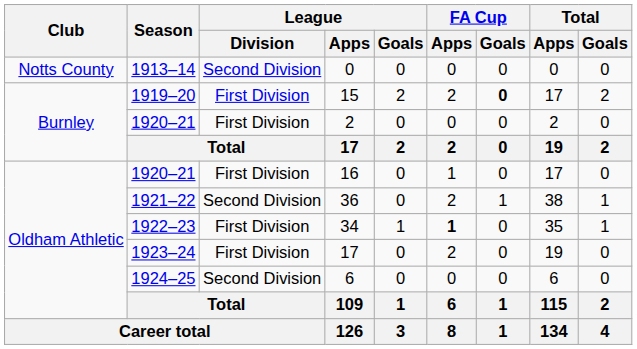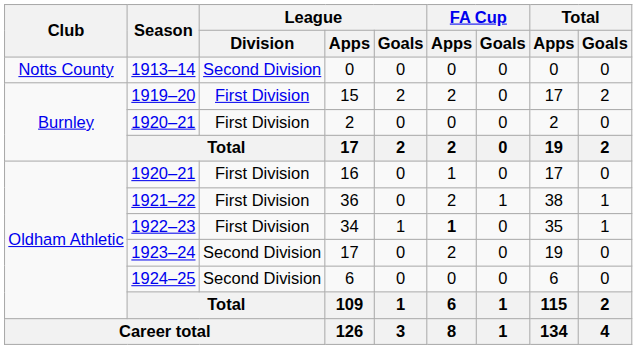(503, 95) bold -> (503, 95) normal
(262, 200) Second Division -> (262, 200) First Division
(262, 252) First Division -> (262, 252) Second Division
